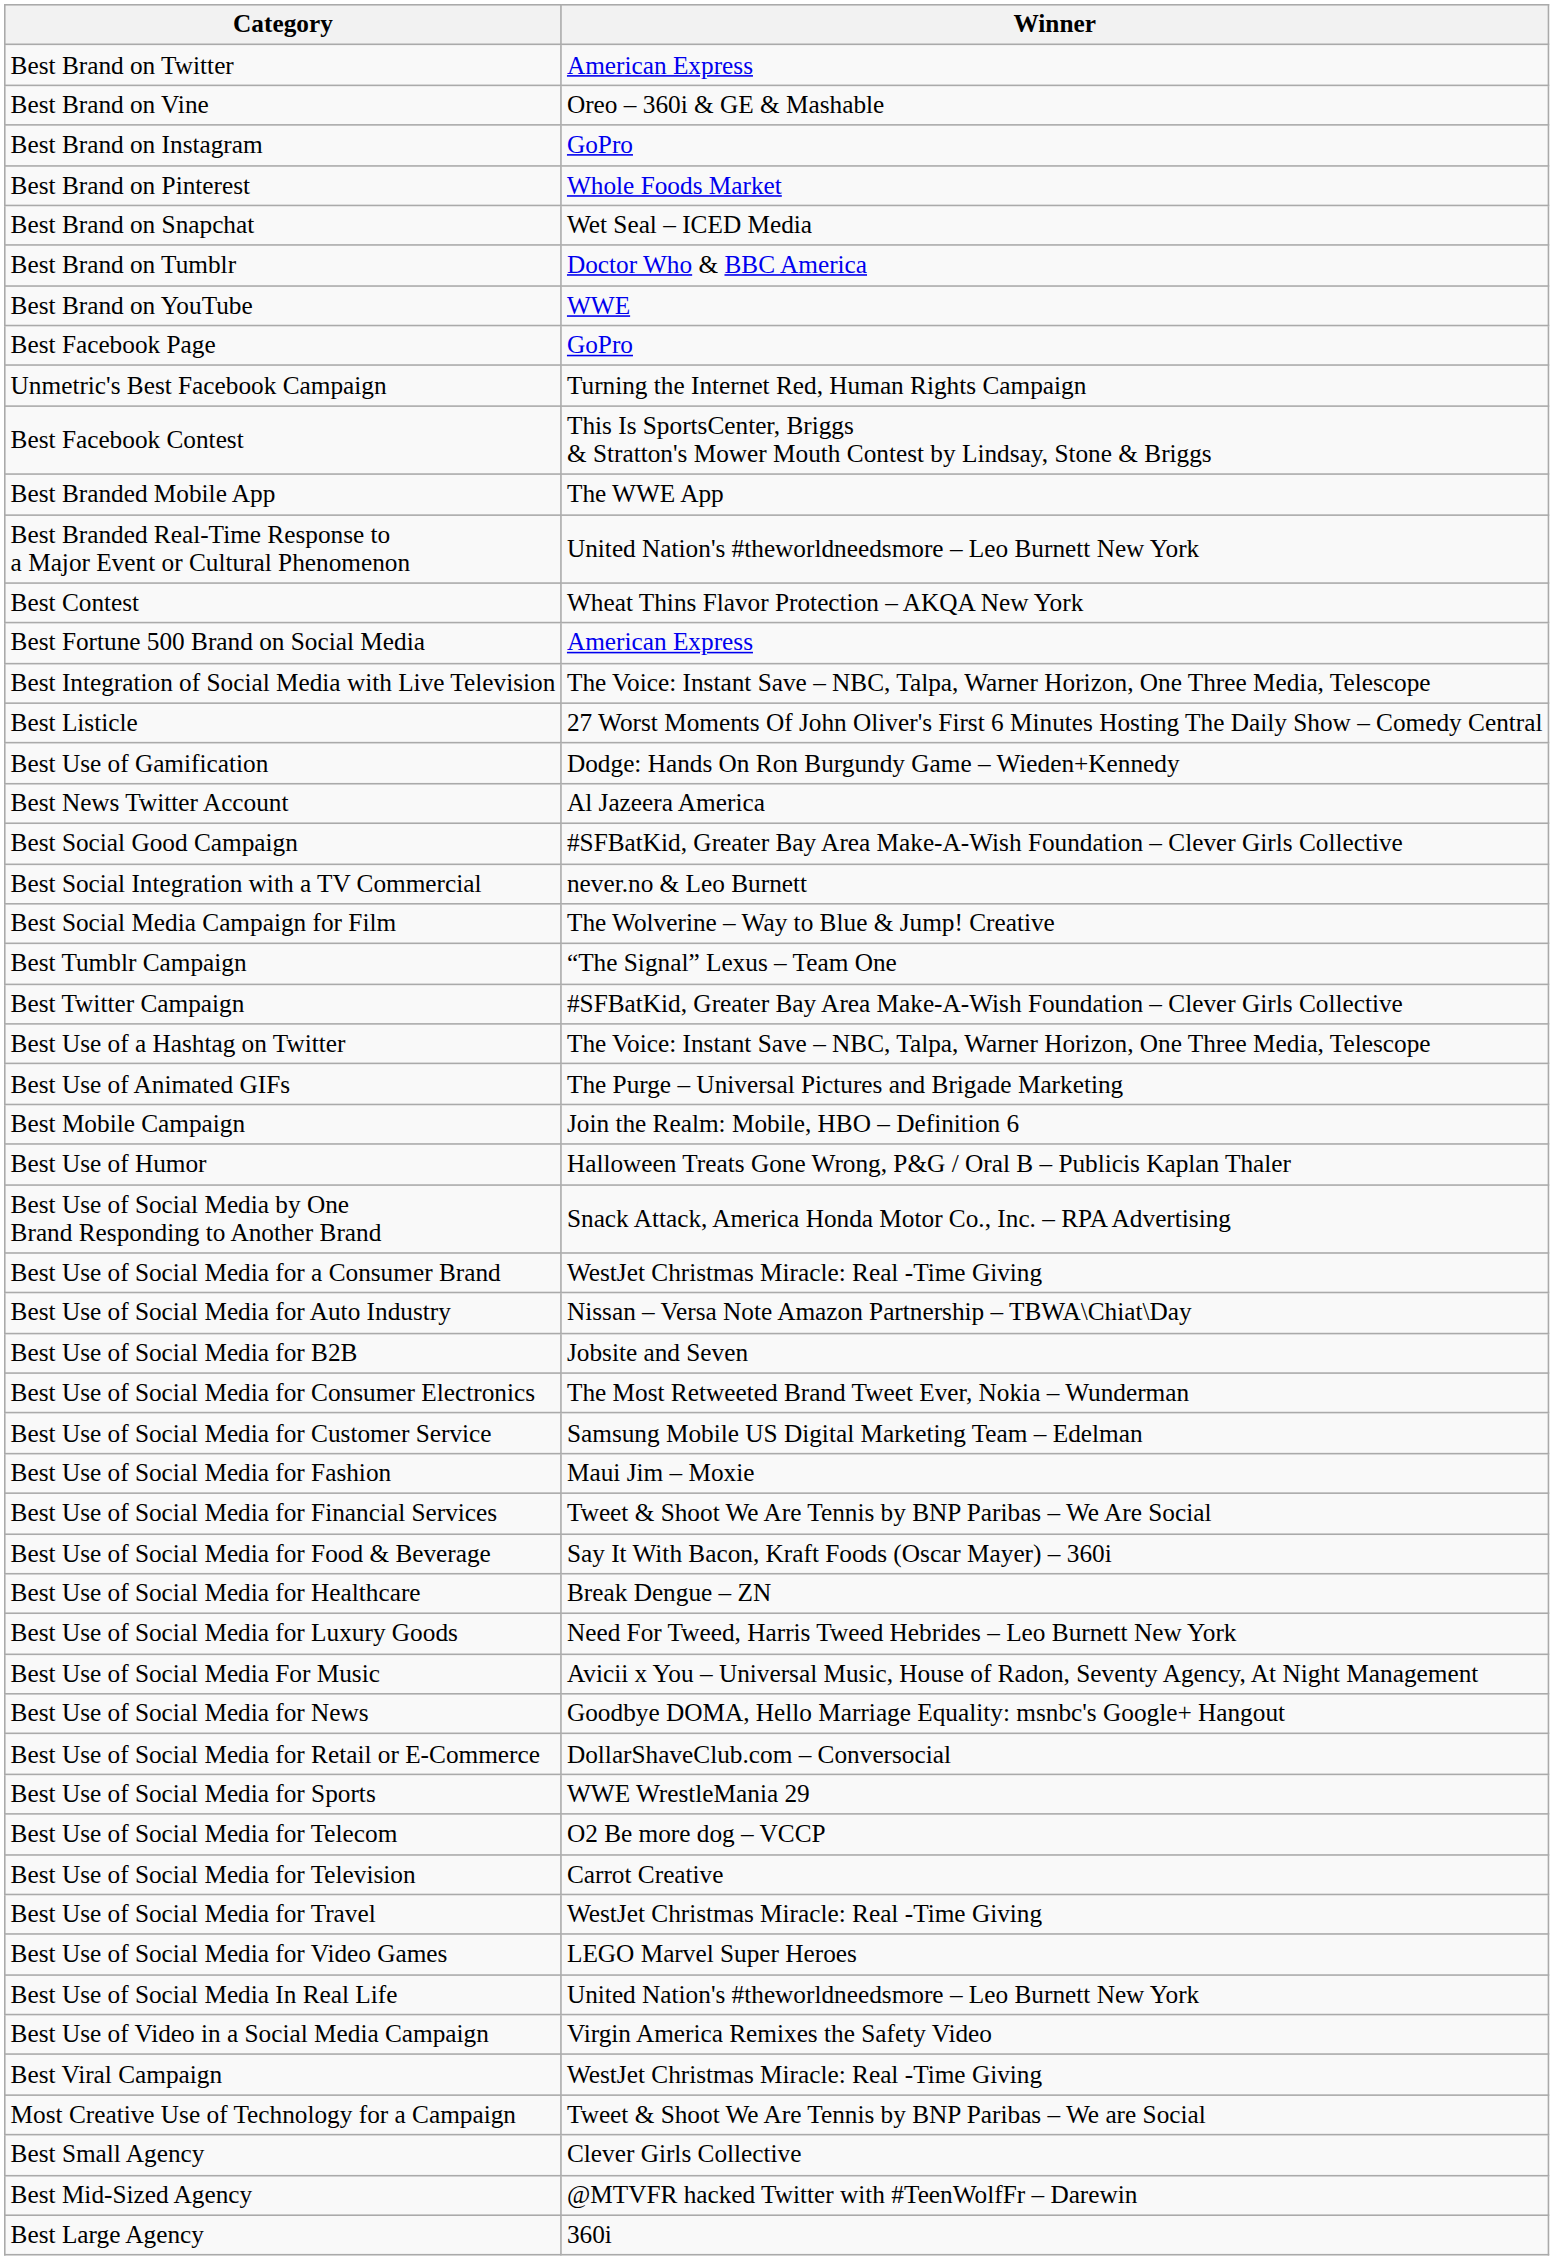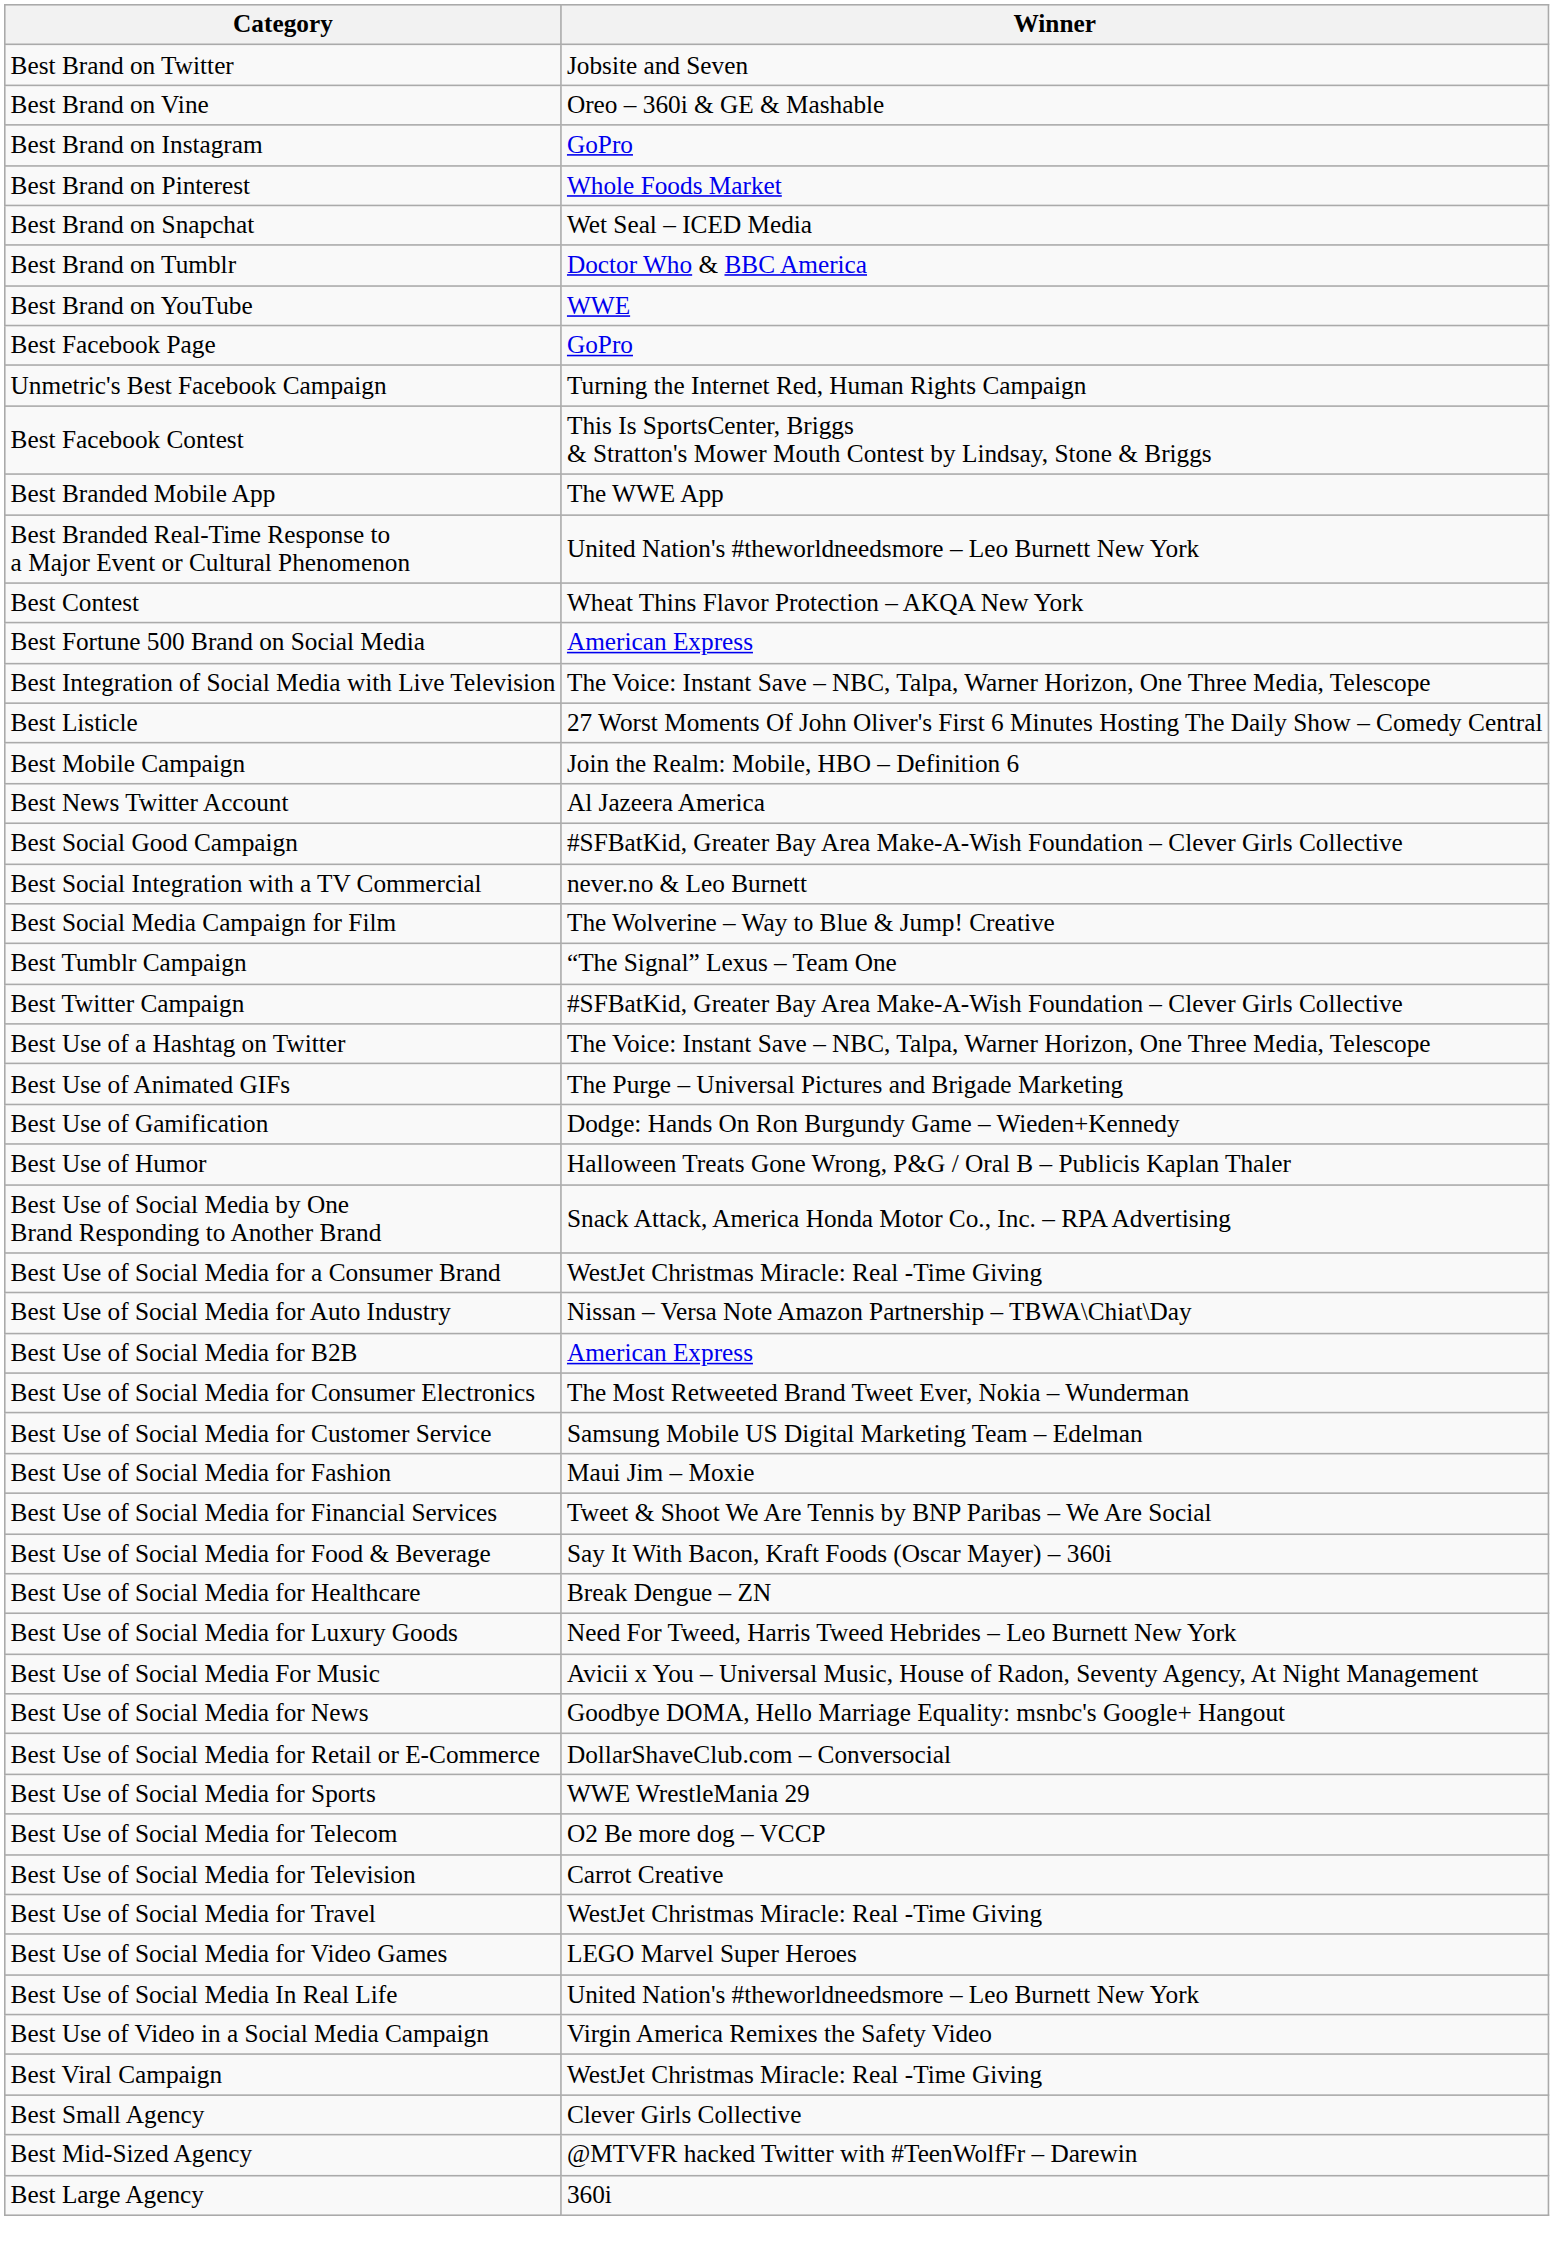(660, 64) American Express -> (658, 64) Jobsite and Seven
rows swapped: (128, 1123) <-> (139, 762)
(658, 1352) Jobsite and Seven -> (660, 1352) American Express
- row: (263, 2114)
